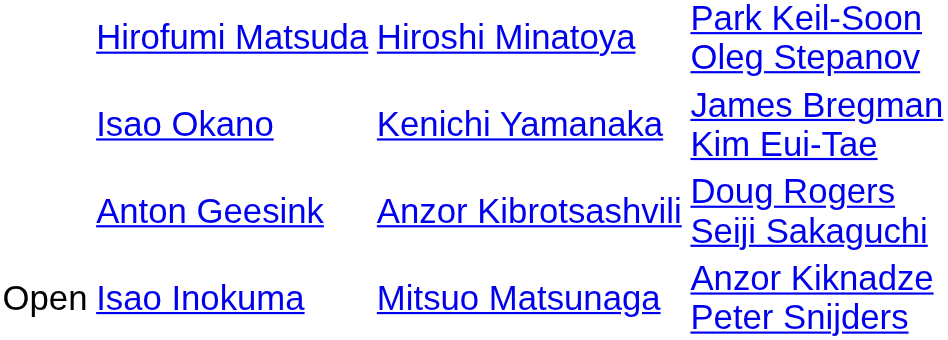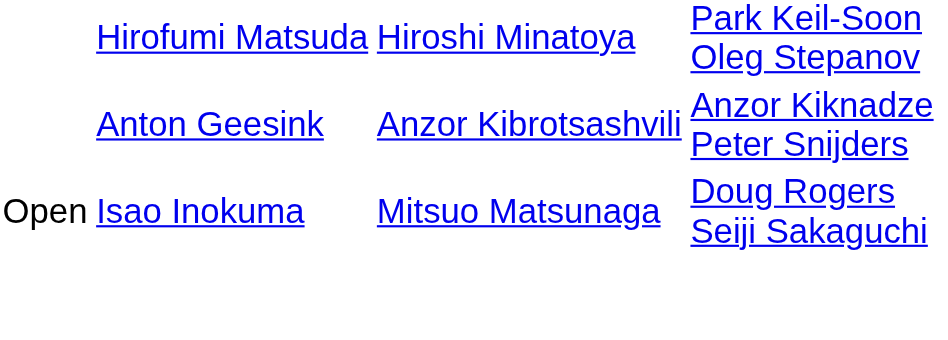- row: (185, 124)
(809, 211) Doug Rogers Seiji Sakaguchi -> (812, 124) Anzor Kiknadze Peter Snijders
(812, 298) Anzor Kiknadze Peter Snijders -> (809, 211) Doug Rogers Seiji Sakaguchi
